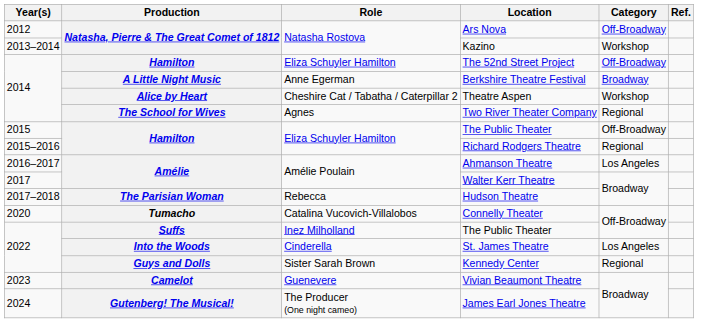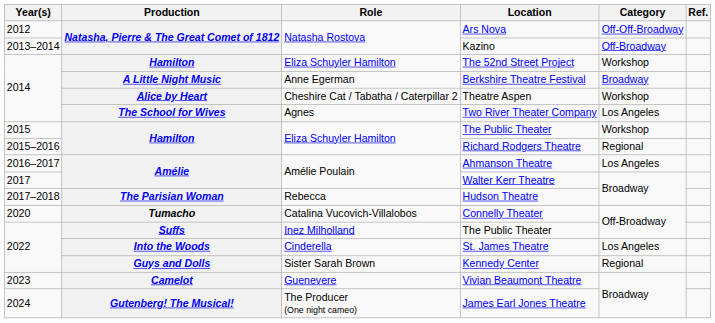(634, 29) Off-Broadway -> (643, 29) Off-Off-Broadway
(625, 46) Workshop -> (634, 46) Off-Broadway
(634, 63) Off-Broadway -> (625, 63) Workshop
(622, 113) Regional -> (630, 113) Los Angeles
(634, 130) Off-Broadway -> (625, 130) Workshop
